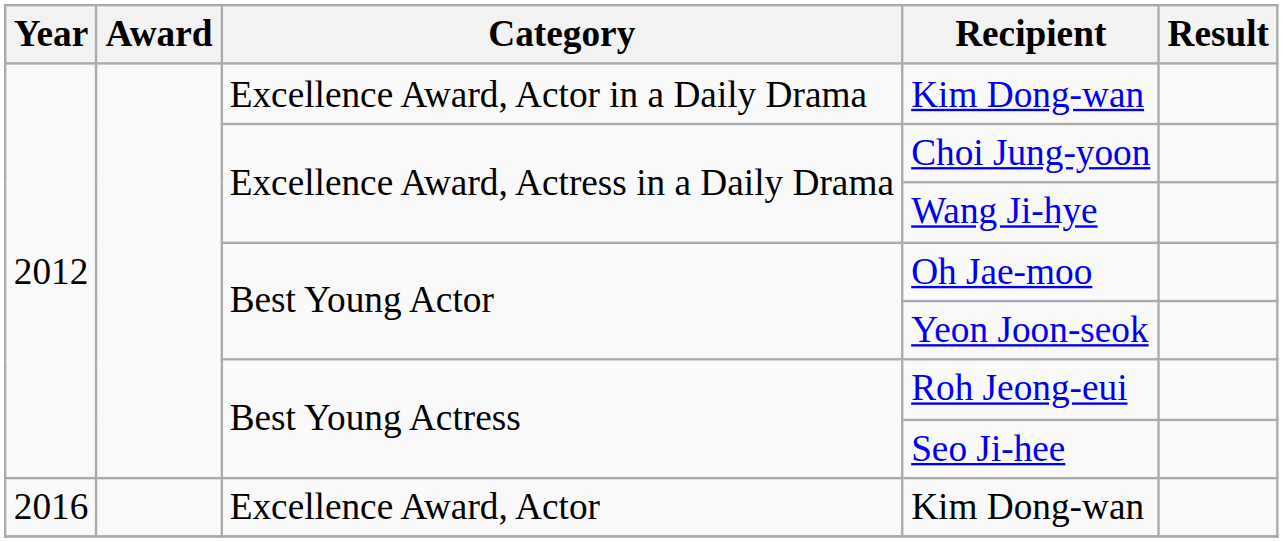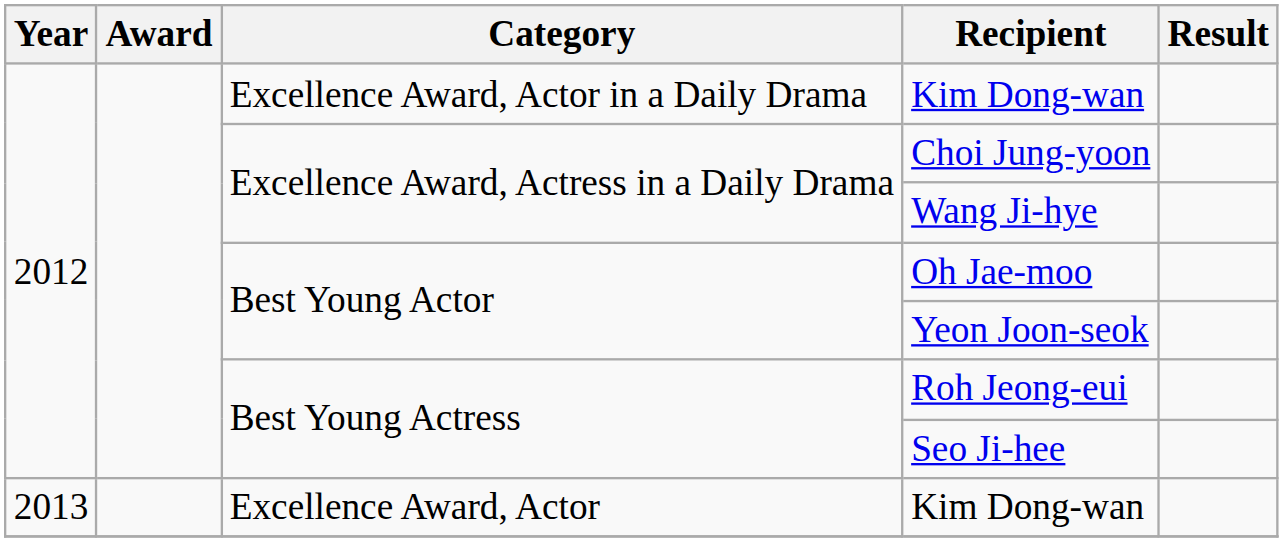(51, 507) 2016 -> (51, 507) 2013
